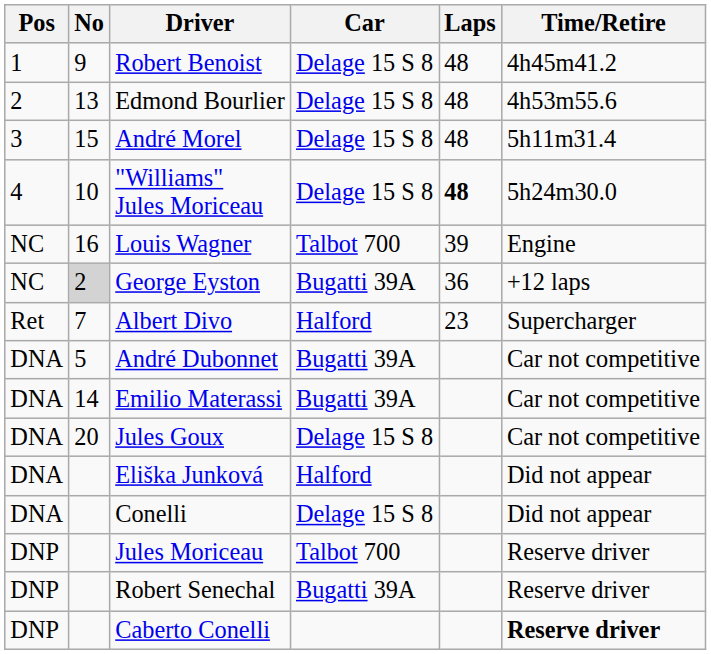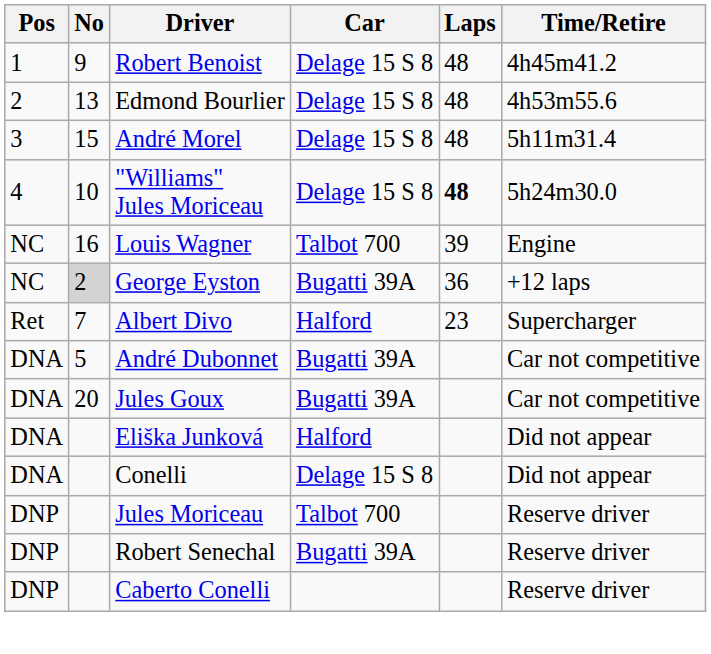- row: (199, 398)
(365, 436) Delage 15 S 8 -> (356, 398) Bugatti 39A
(584, 629) bold -> (578, 591) normal
